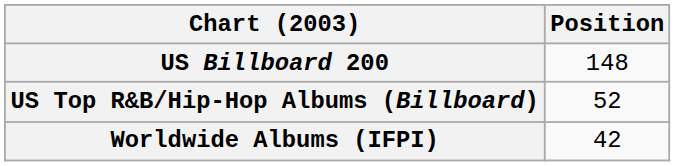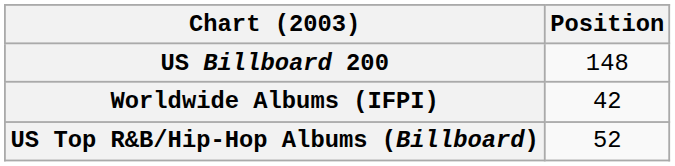rows swapped: (275, 102) <-> (275, 141)
